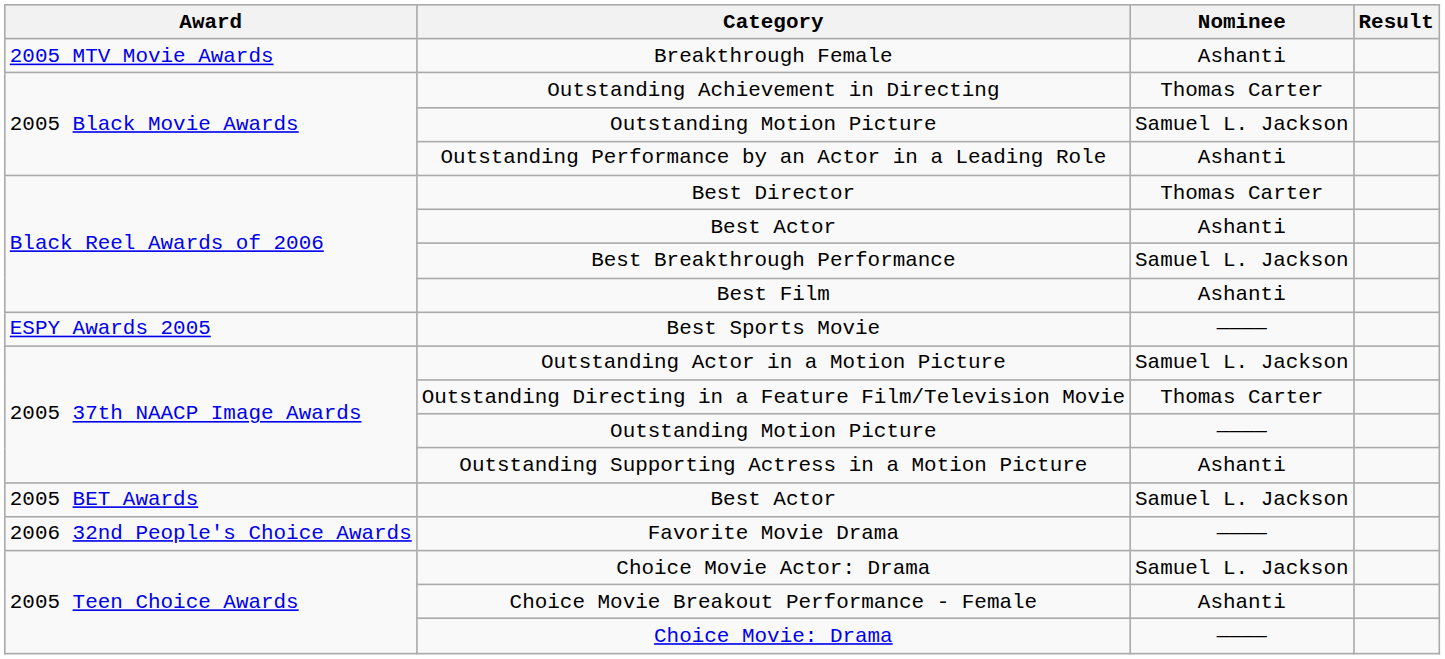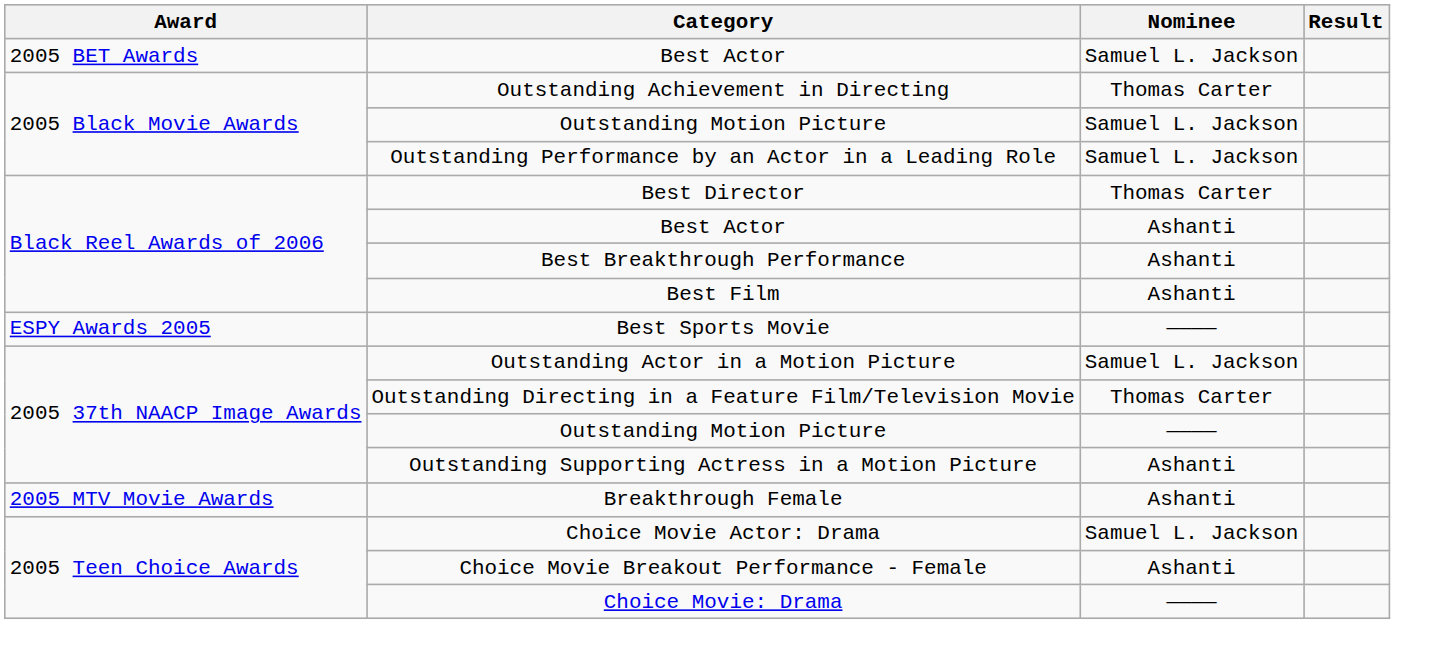rows swapped: (104, 499) <-> (142, 56)
(1242, 158) Ashanti -> (1192, 158) Samuel L. Jackson
(1242, 261) Samuel L. Jackson -> (1192, 261) Ashanti
- row: (211, 534)
